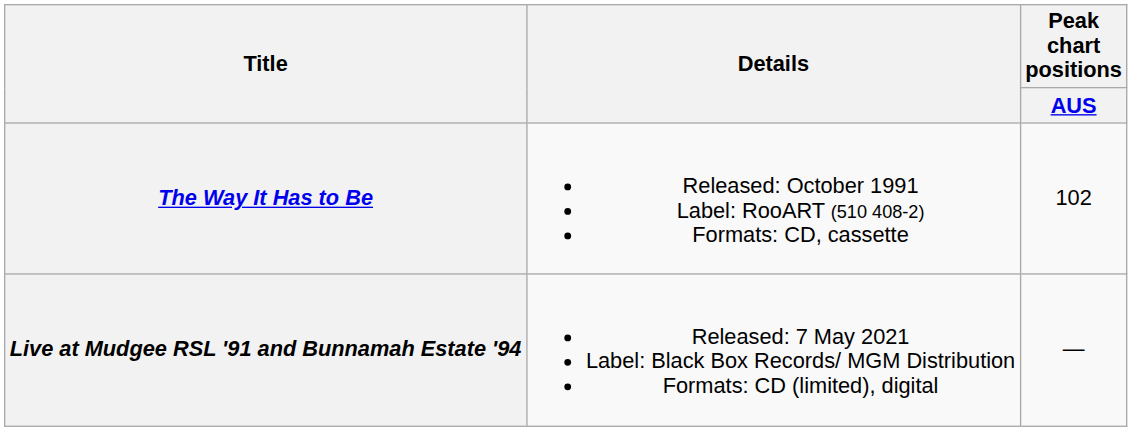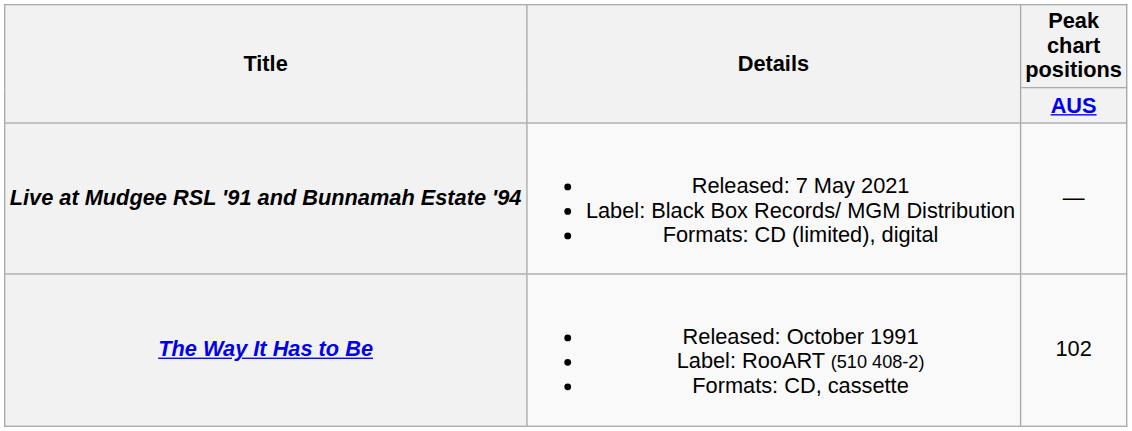rows swapped: (266, 198) <-> (266, 349)
